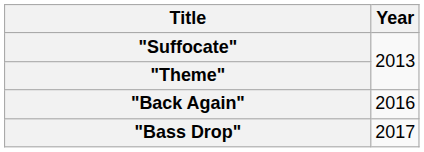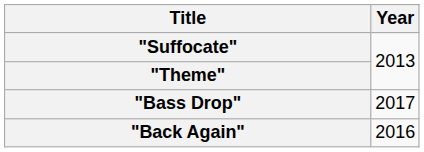rows swapped: (188, 103) <-> (188, 132)
